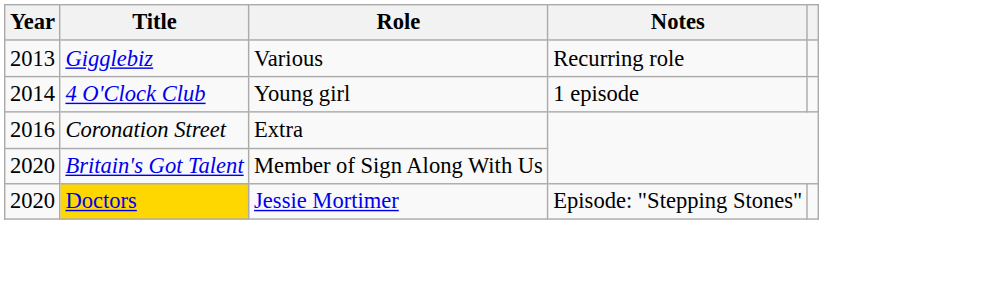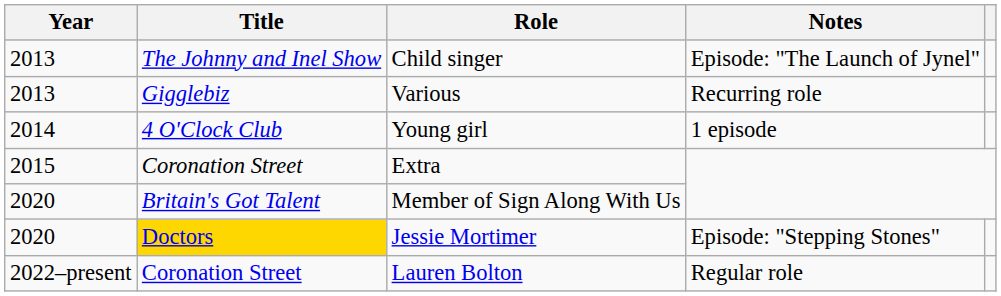+ row: (447, 58)
(32, 129) 2016 -> (32, 165) 2015
+ row: (457, 272)
